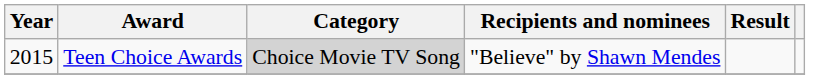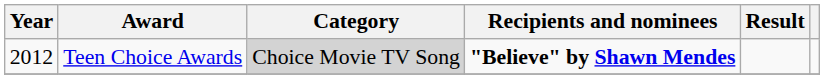(31, 56) 2015 -> (31, 56) 2012
(595, 56) normal -> (603, 56) bold
